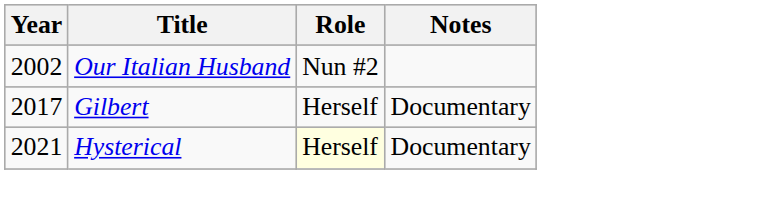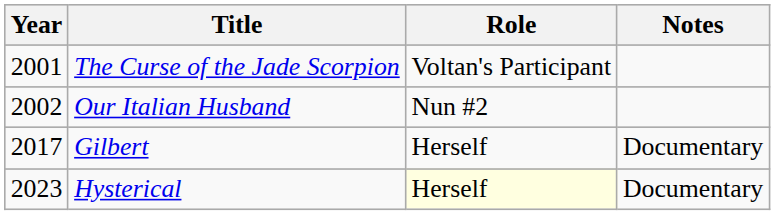+ row: (237, 65)
(37, 147) 2021 -> (37, 188) 2023
